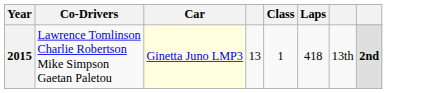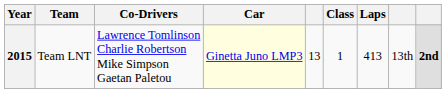+ column: (64, 14)
(313, 56) 418 -> (373, 56) 413
